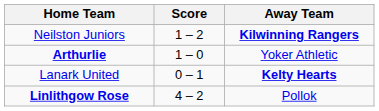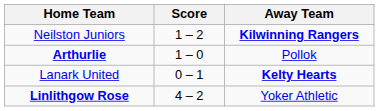(299, 55) Yoker Athletic -> (299, 55) Pollok
(299, 95) Pollok -> (299, 95) Yoker Athletic
